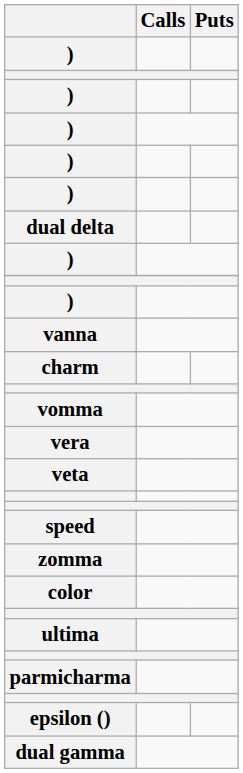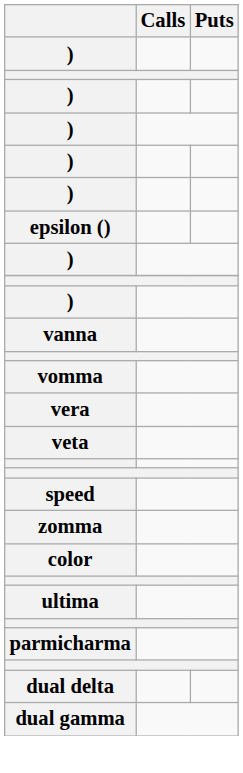rows swapped: (70, 718) <-> (70, 226)
- row: (70, 367)
